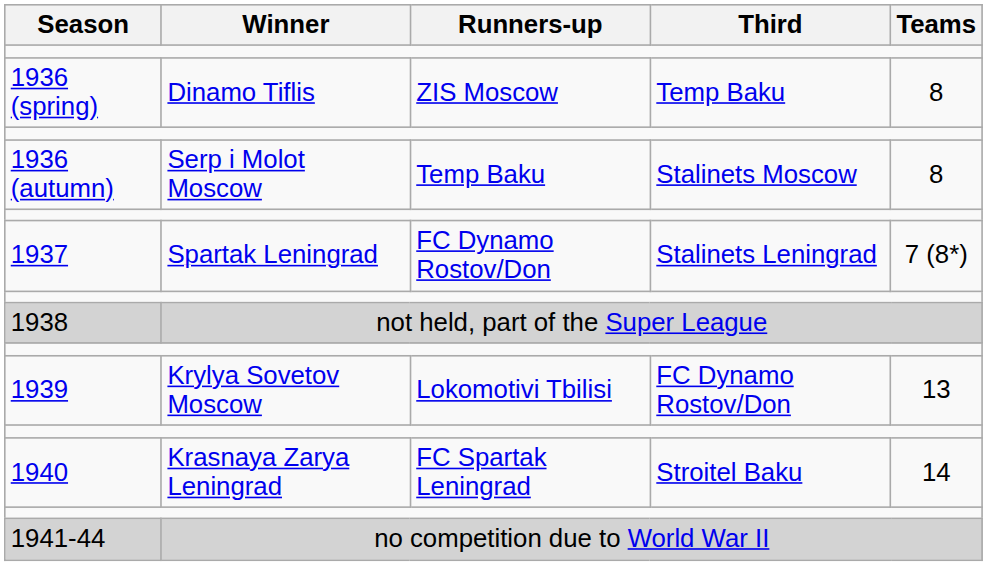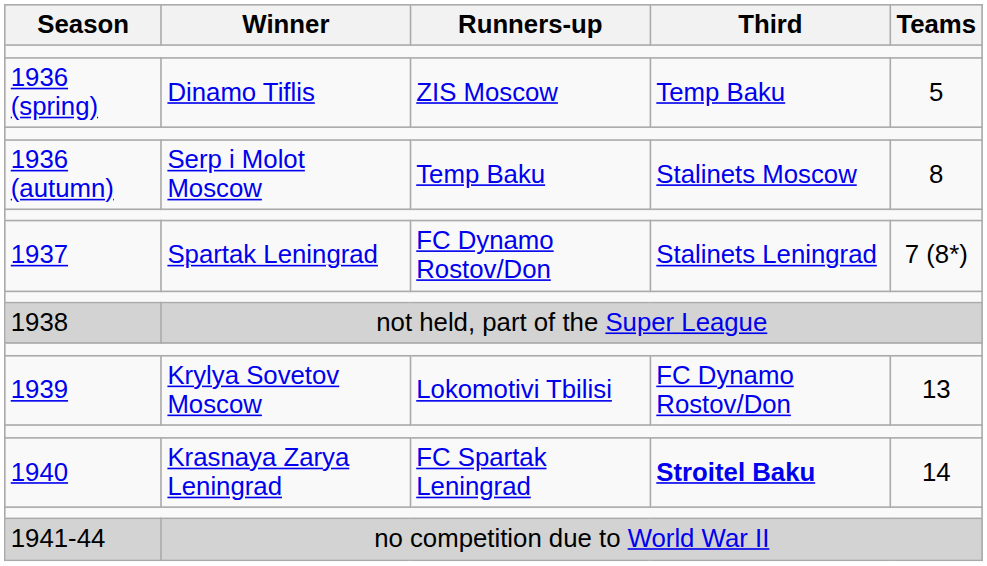(936, 92) 8 -> (936, 92) 5
(729, 471) normal -> (736, 471) bold
